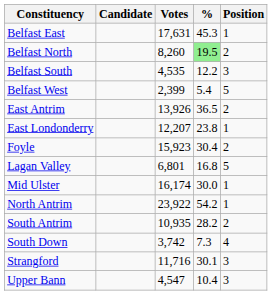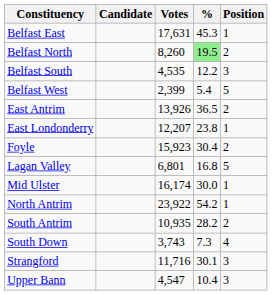(171, 242) 3,742 -> (171, 242) 3,743
